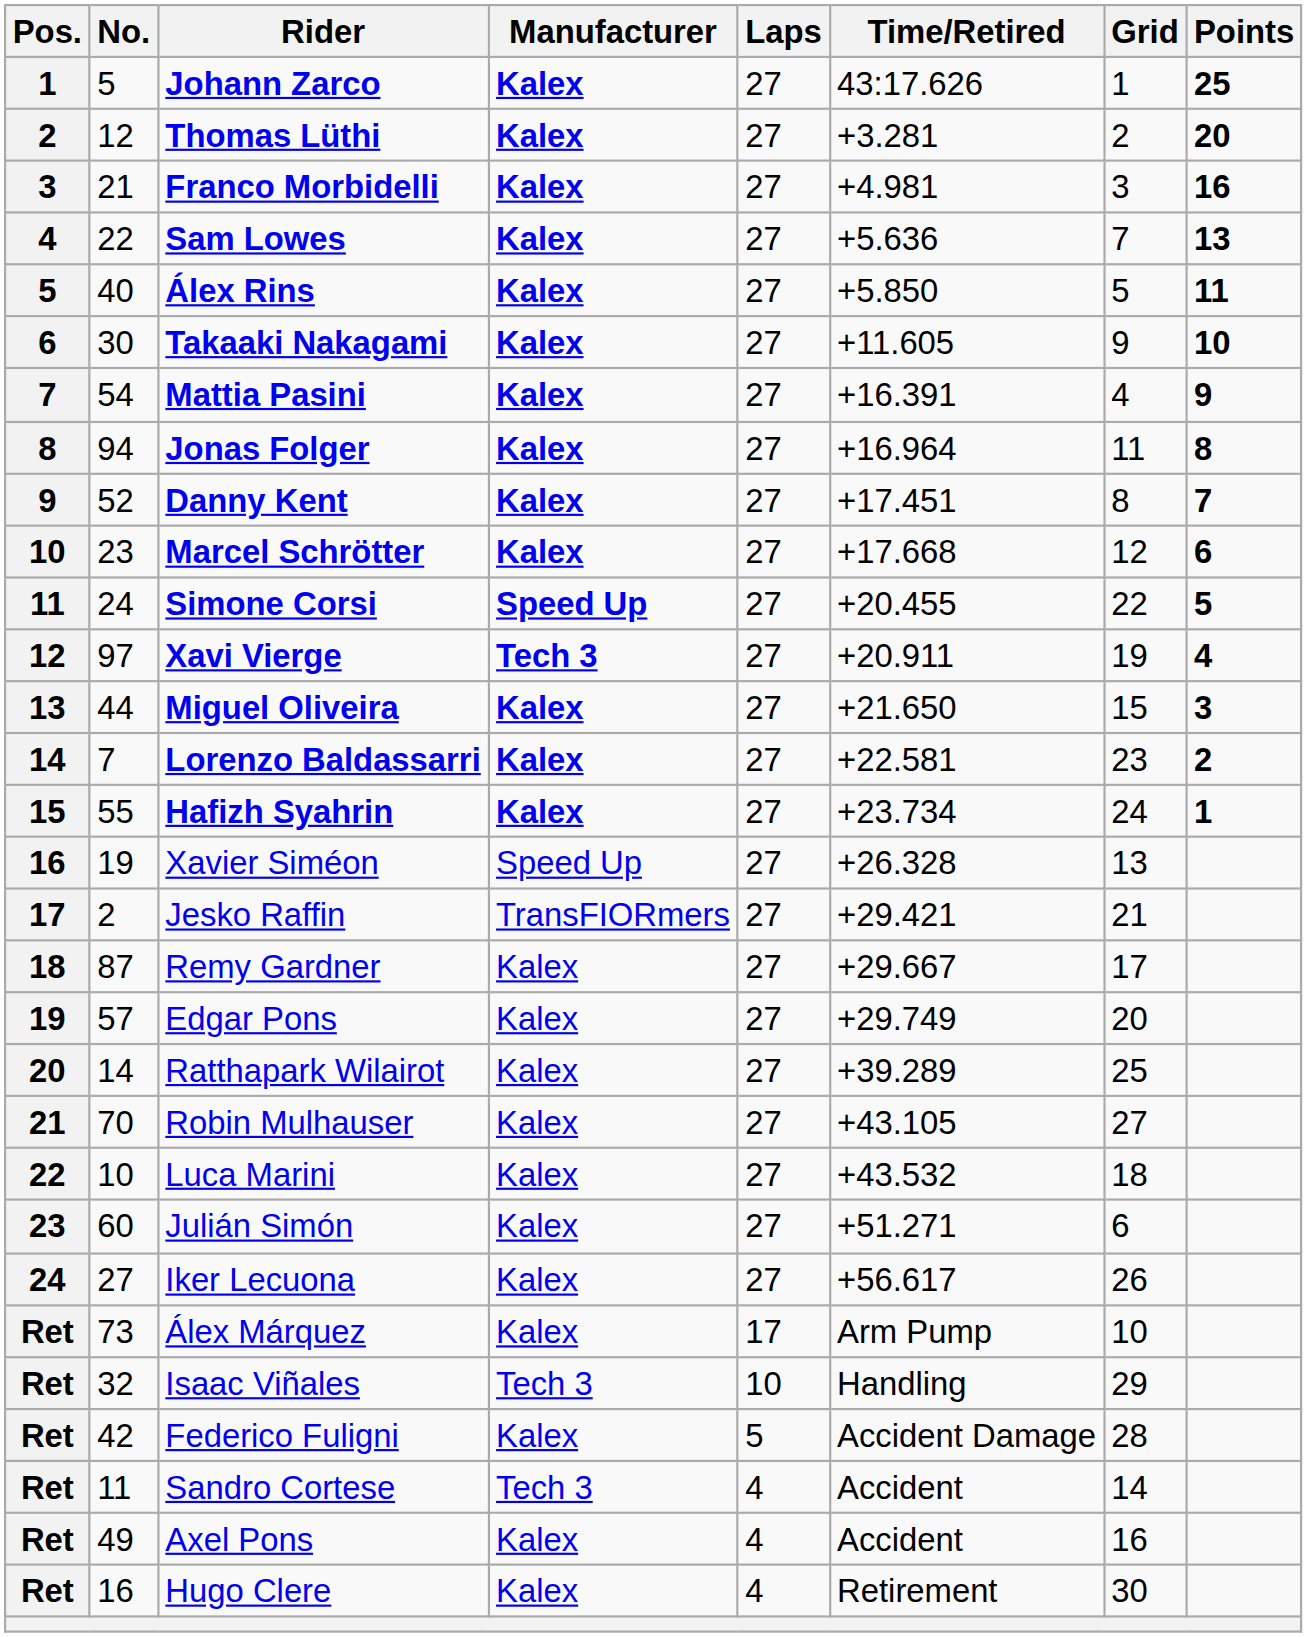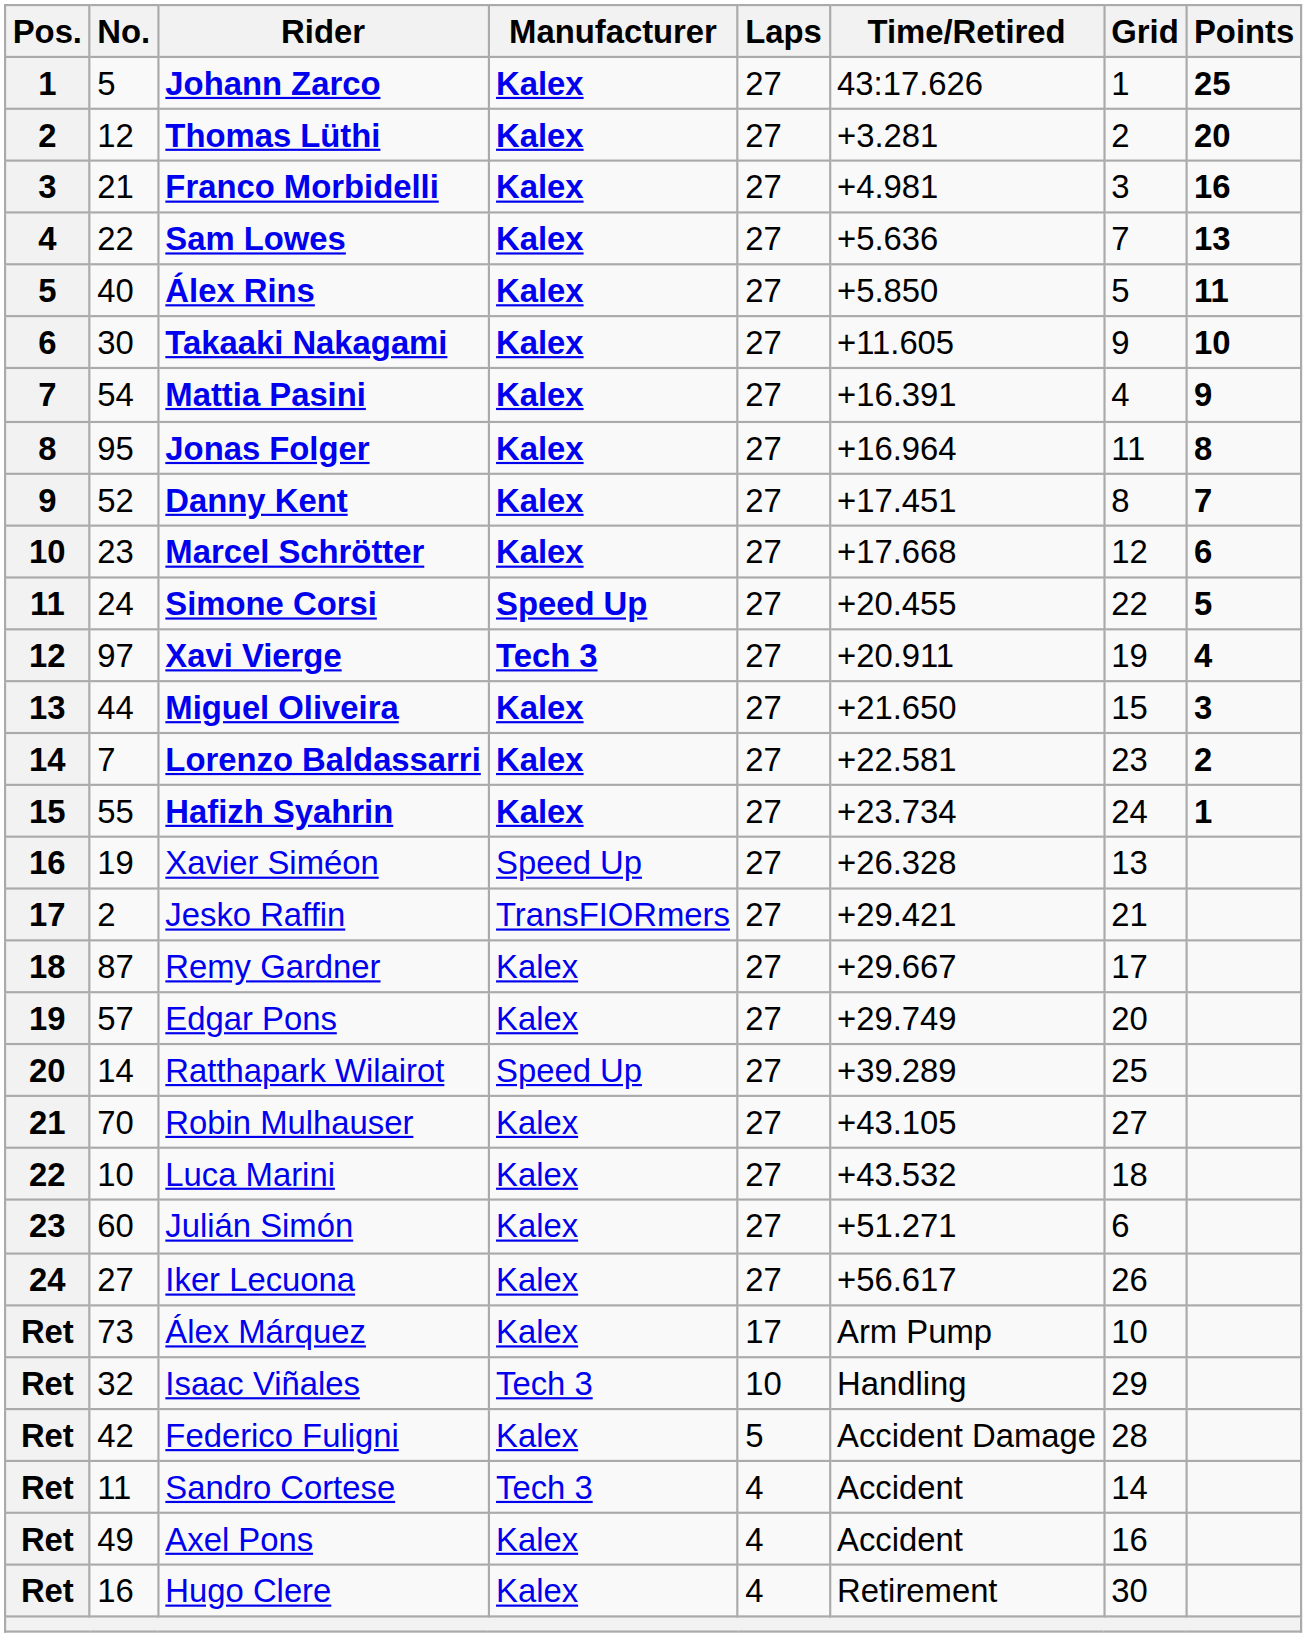(116, 447) 94 -> (116, 447) 95
(537, 1071) Kalex -> (569, 1071) Speed Up
